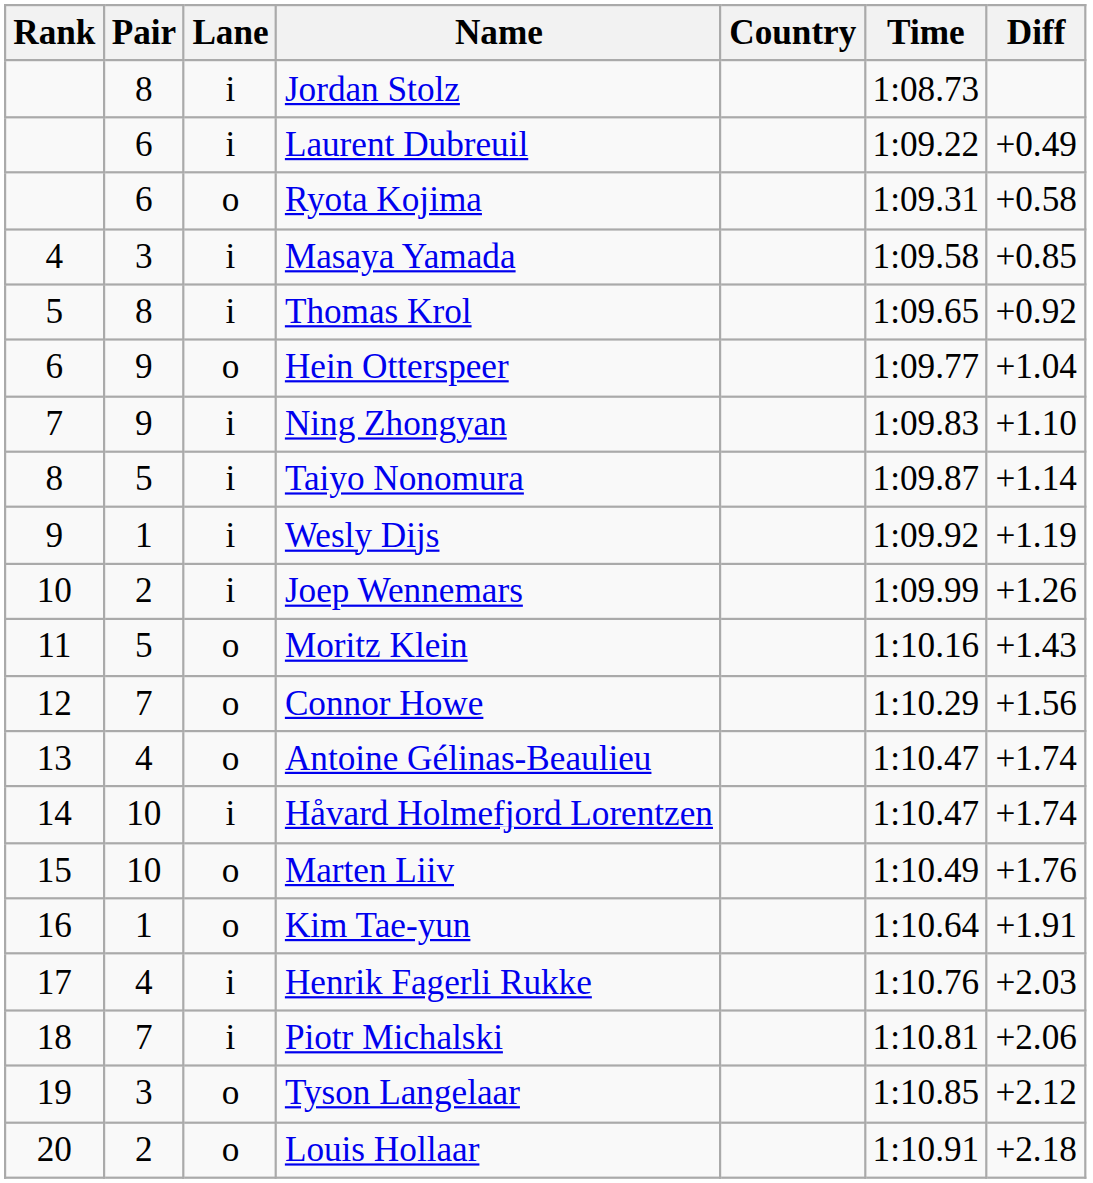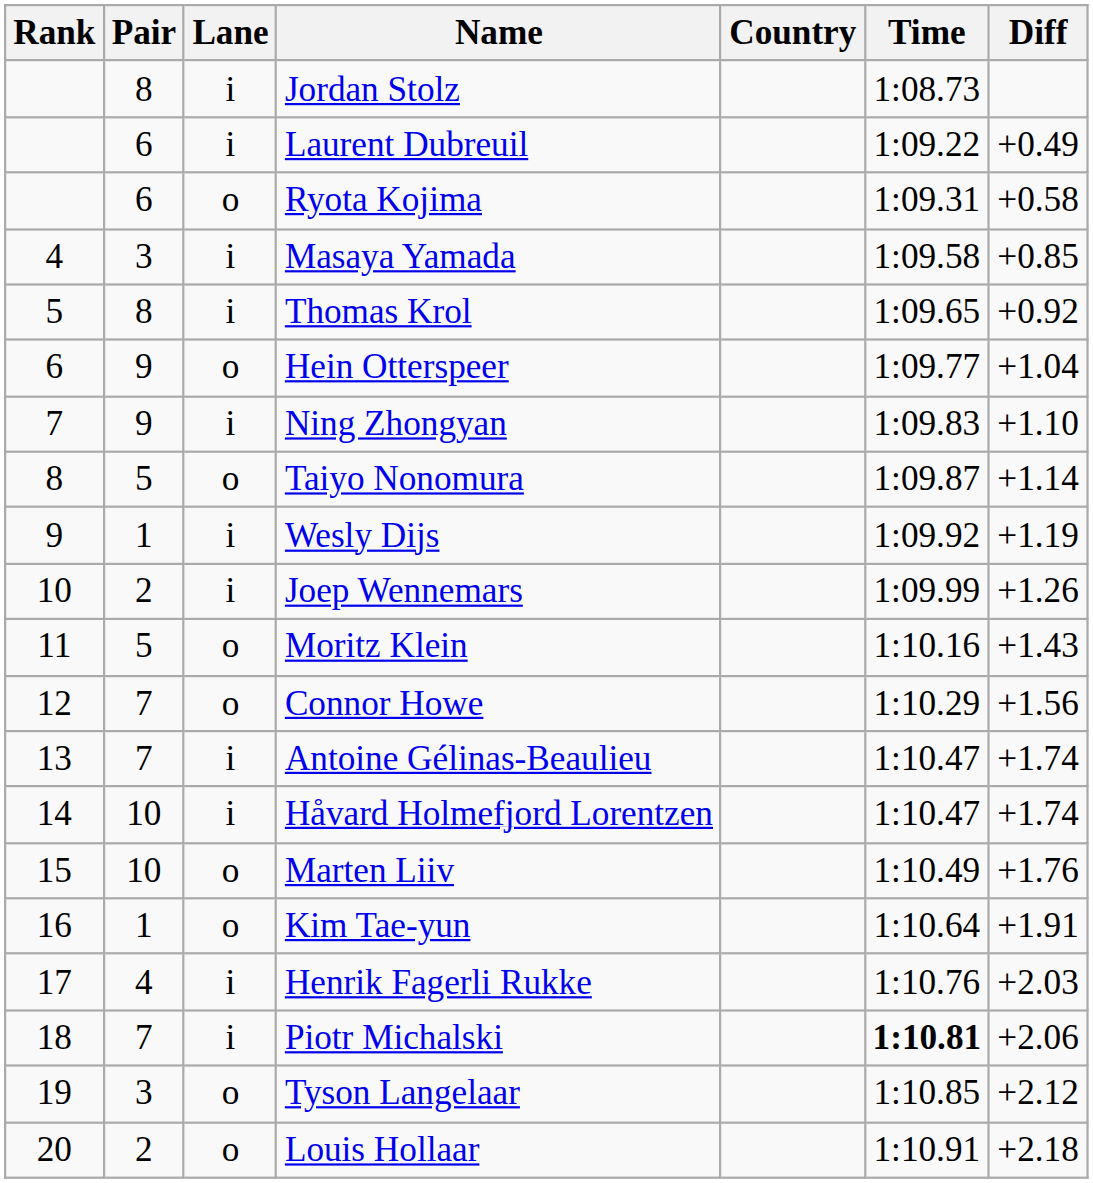(231, 479) i -> (230, 479) o
(144, 758) 4 -> (144, 758) 7
(230, 758) o -> (231, 758) i
(926, 1037) normal -> (927, 1037) bold
